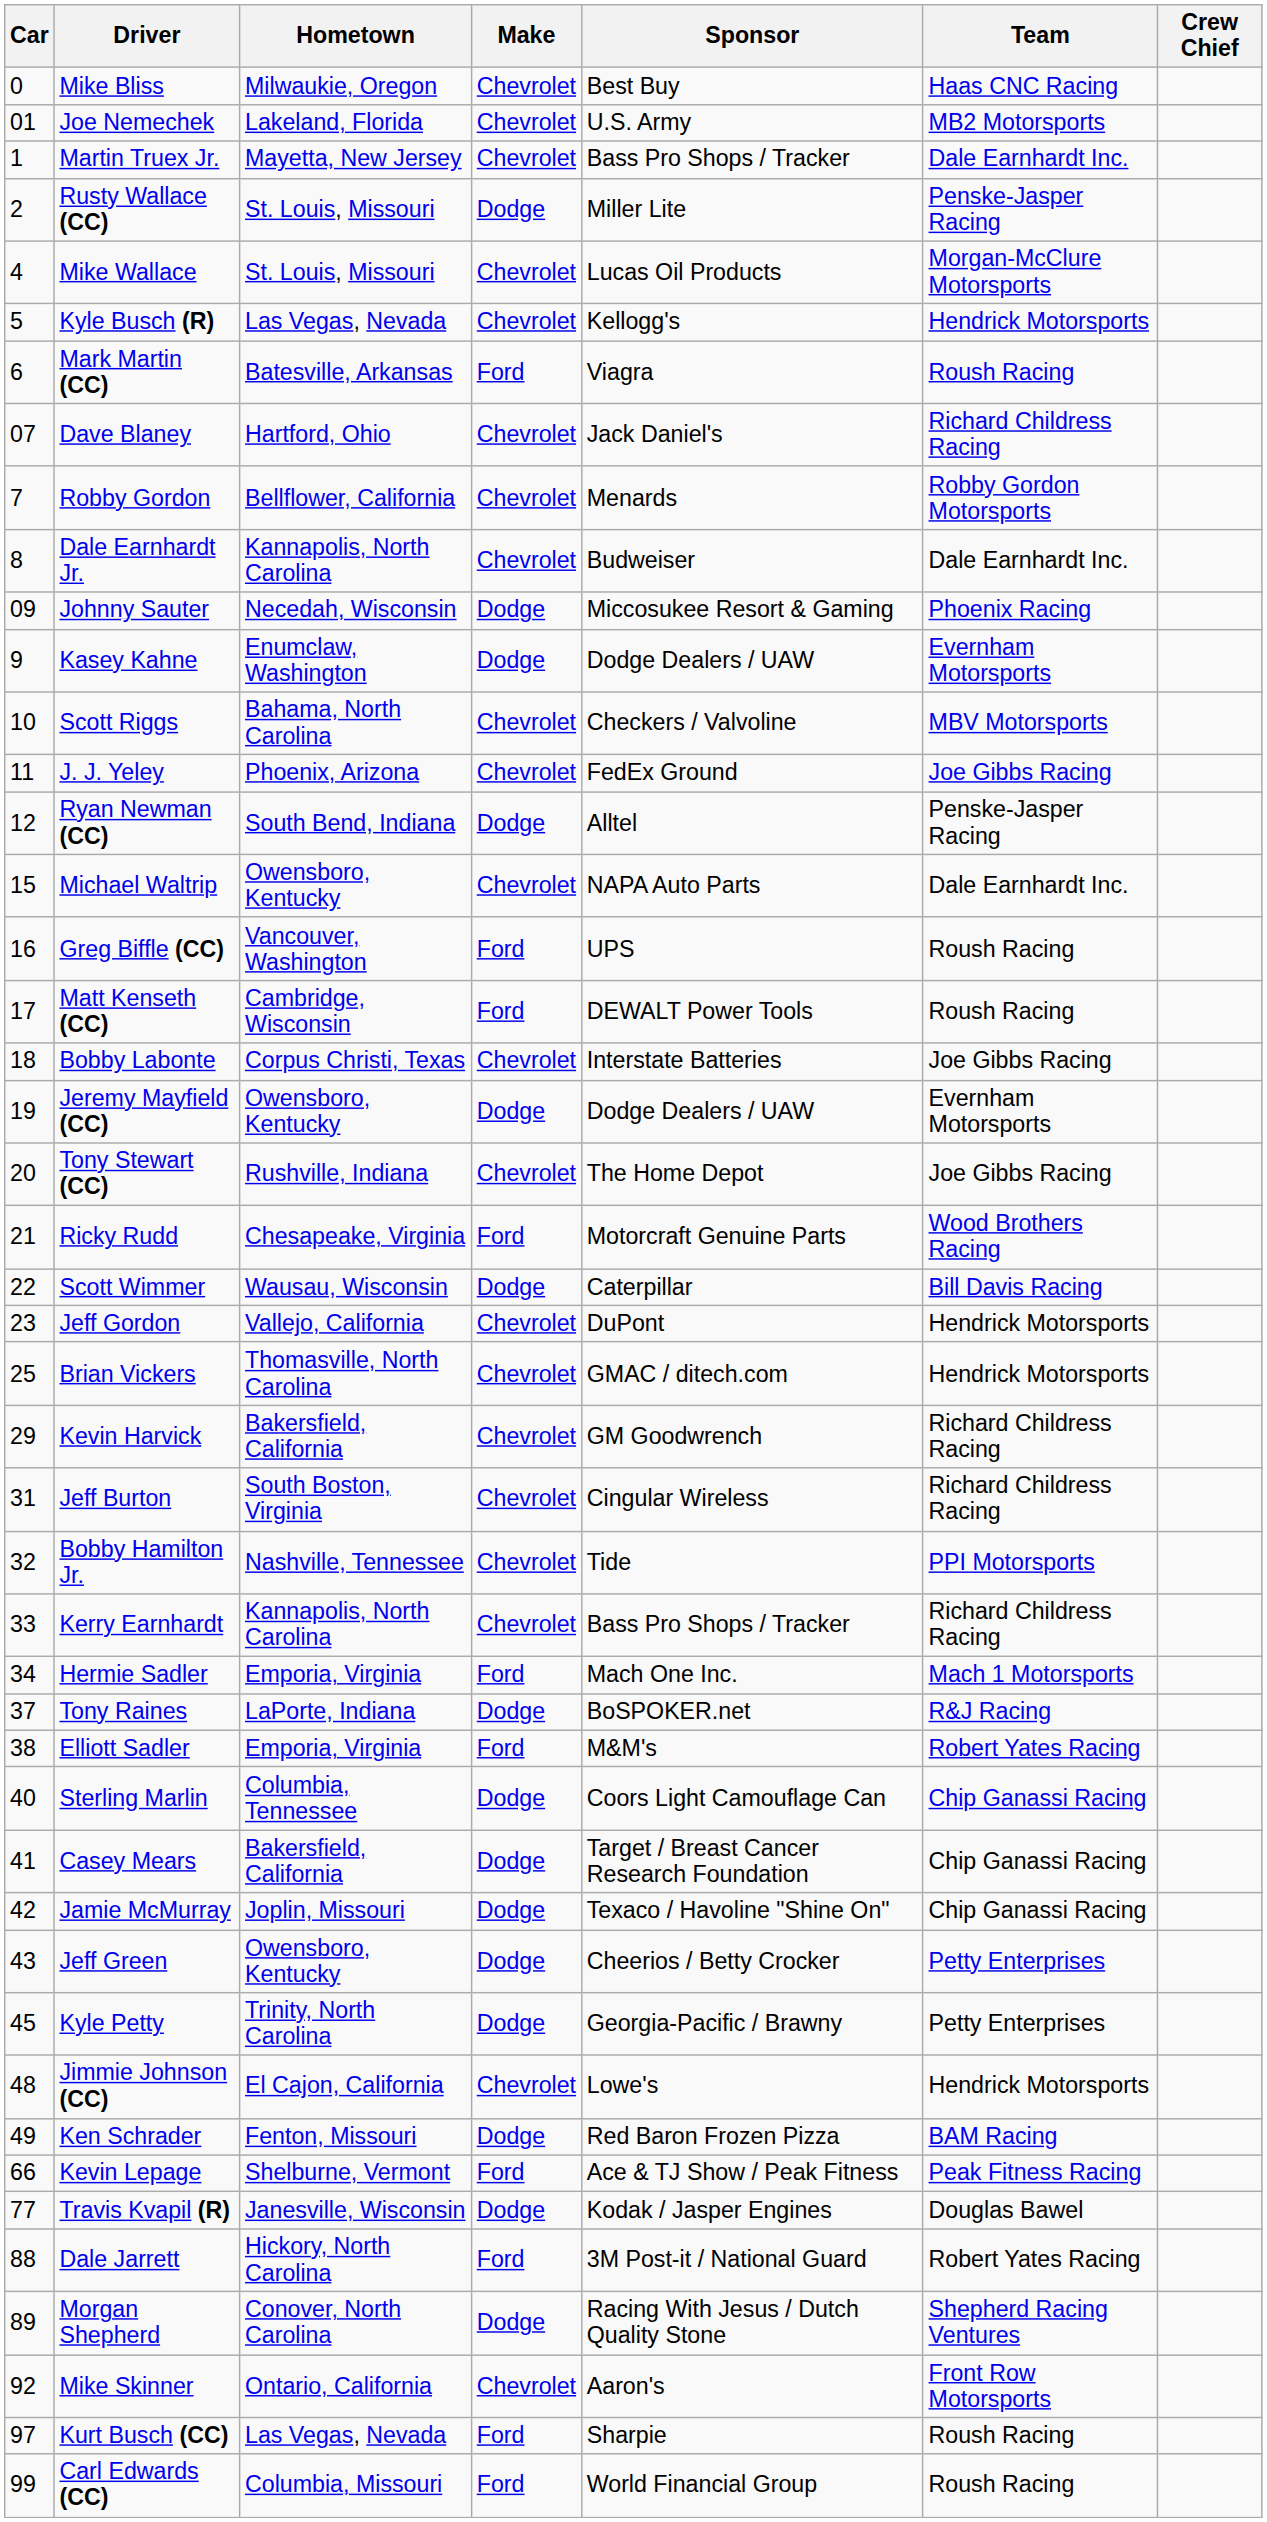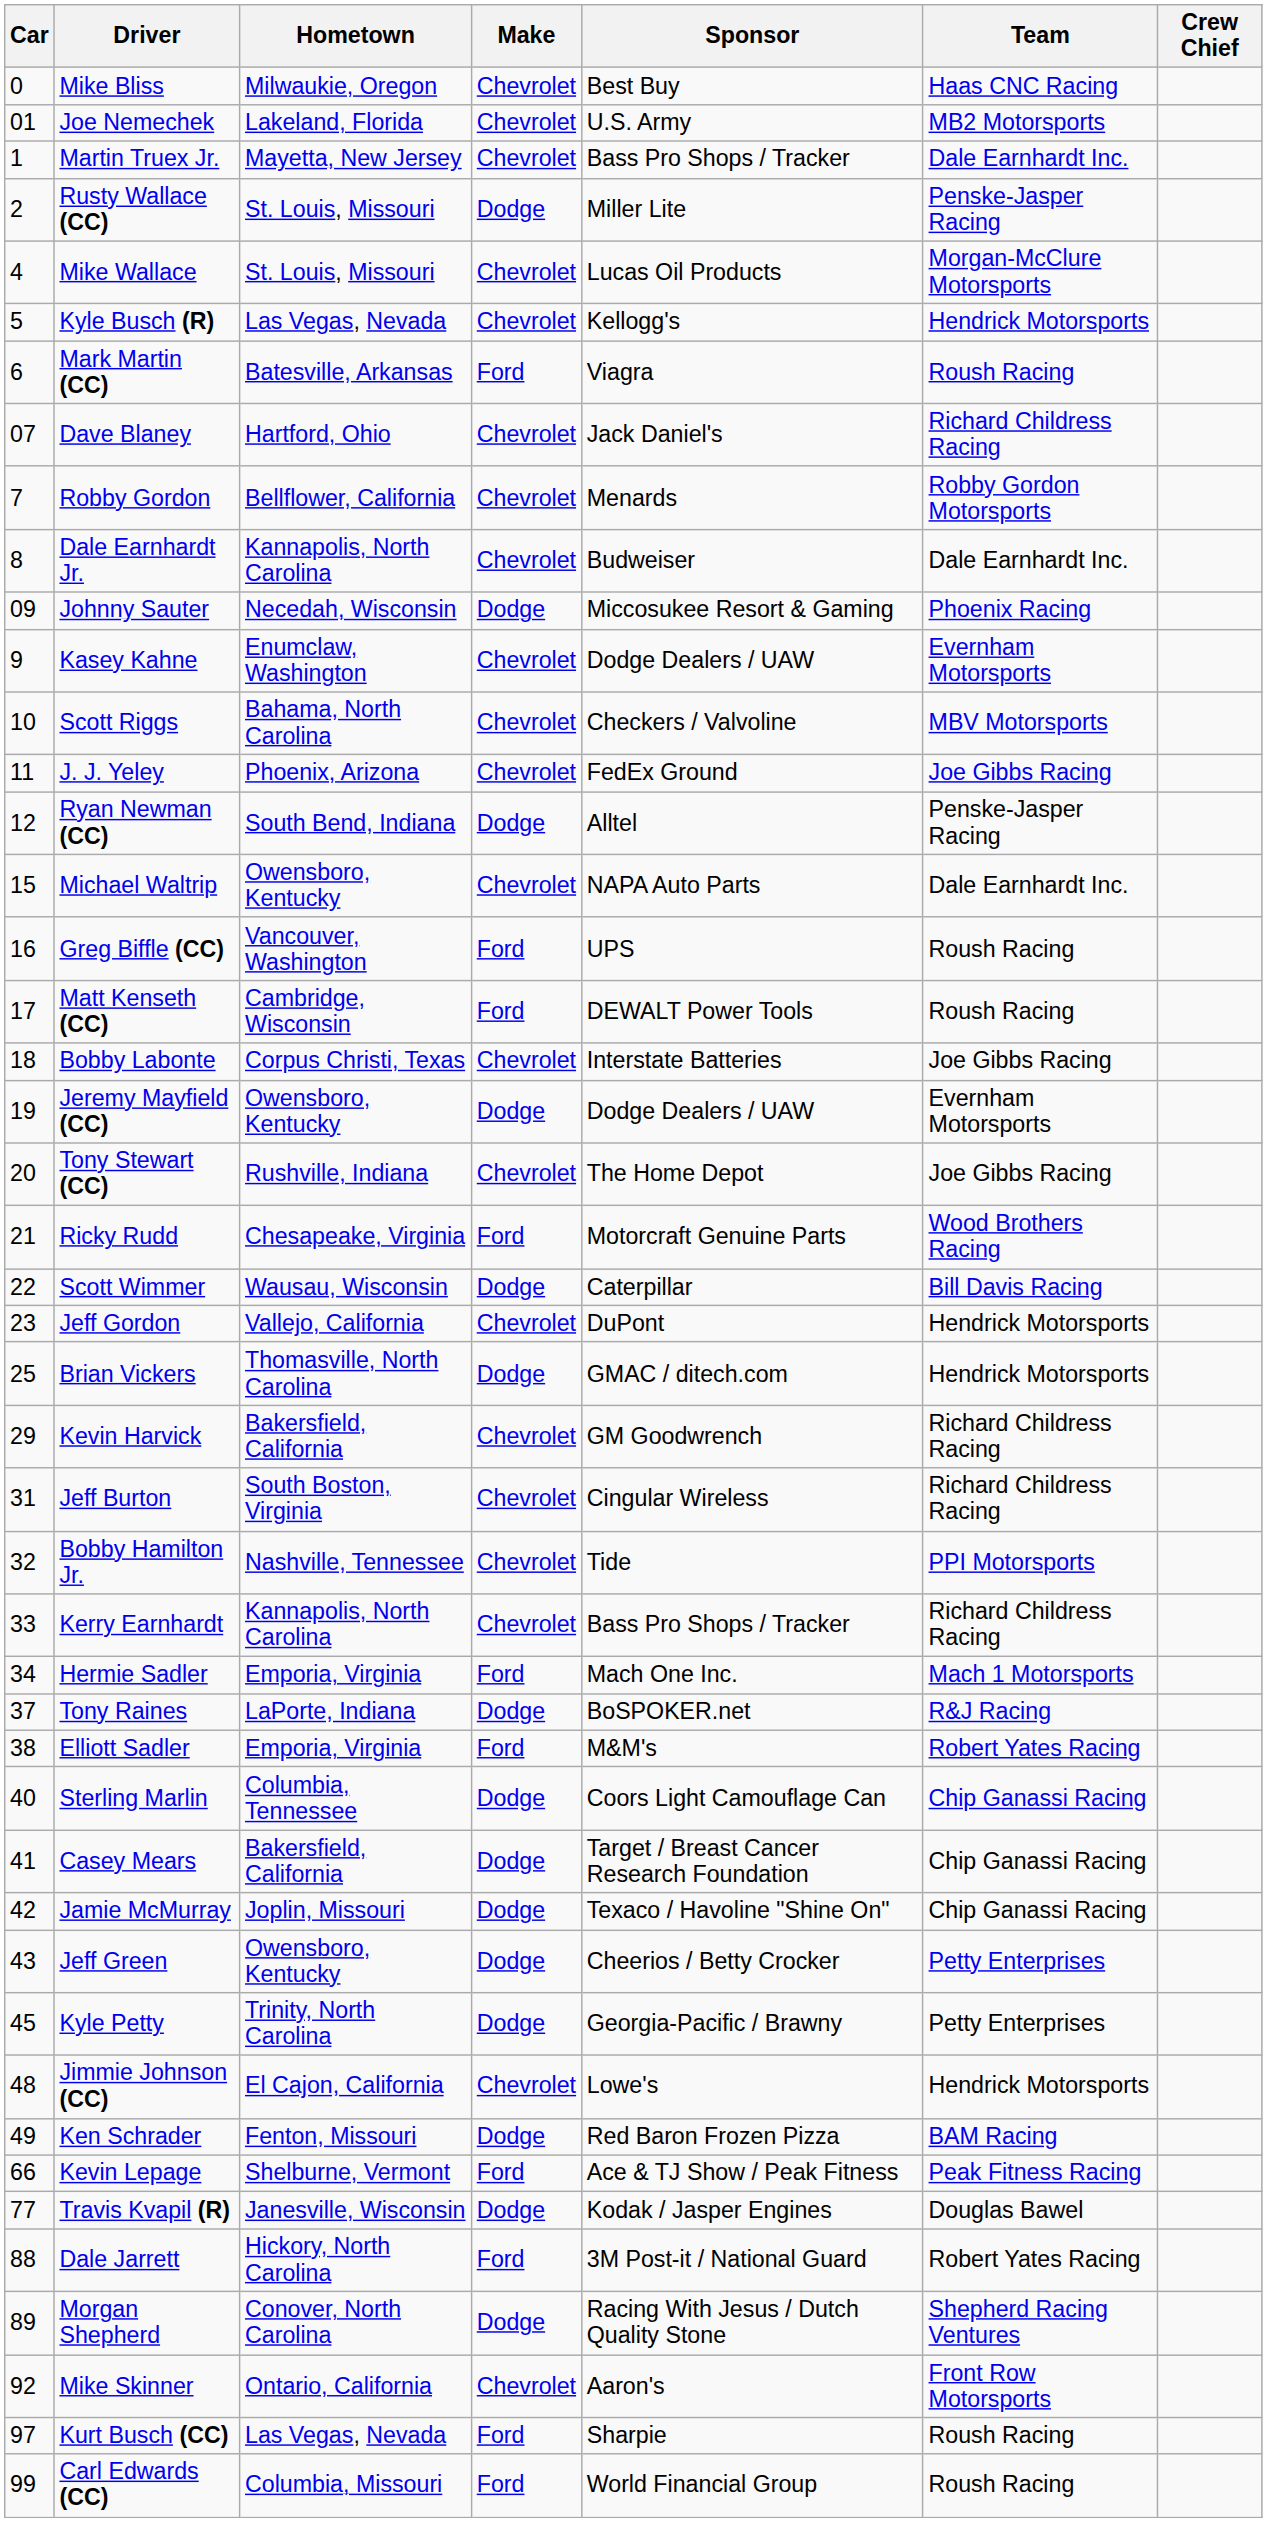(511, 660) Dodge -> (526, 660) Chevrolet
(526, 1373) Chevrolet -> (511, 1373) Dodge
